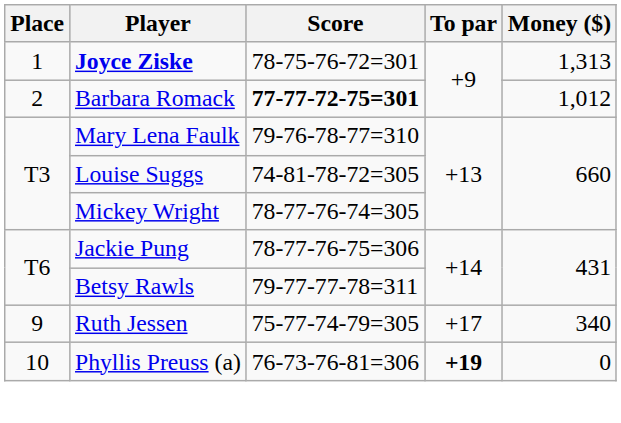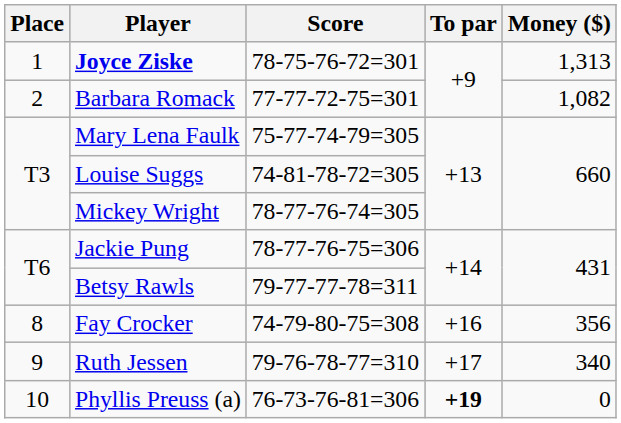(335, 98) bold -> (335, 98) normal
(584, 98) 1,012 -> (584, 98) 1,082
(335, 135) 79-76-78-77=310 -> (335, 135) 75-77-74-79=305
+ row: (134, 323)
(335, 323) 75-77-74-79=305 -> (335, 361) 79-76-78-77=310
